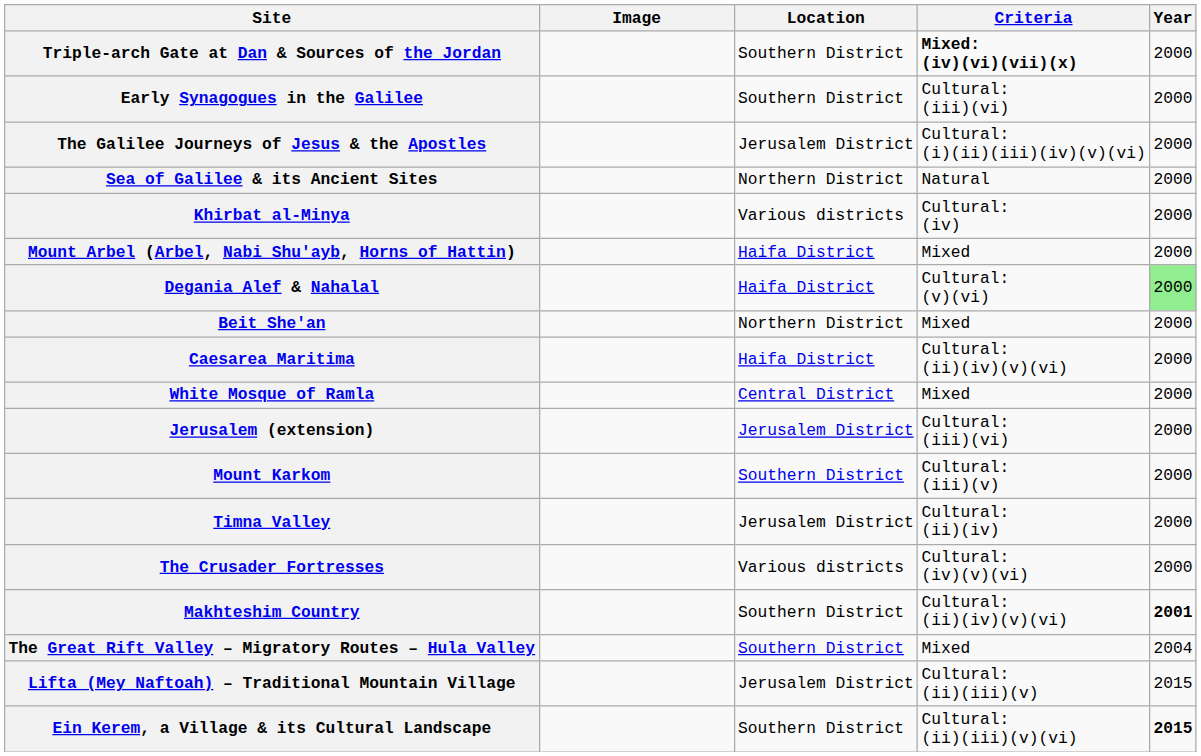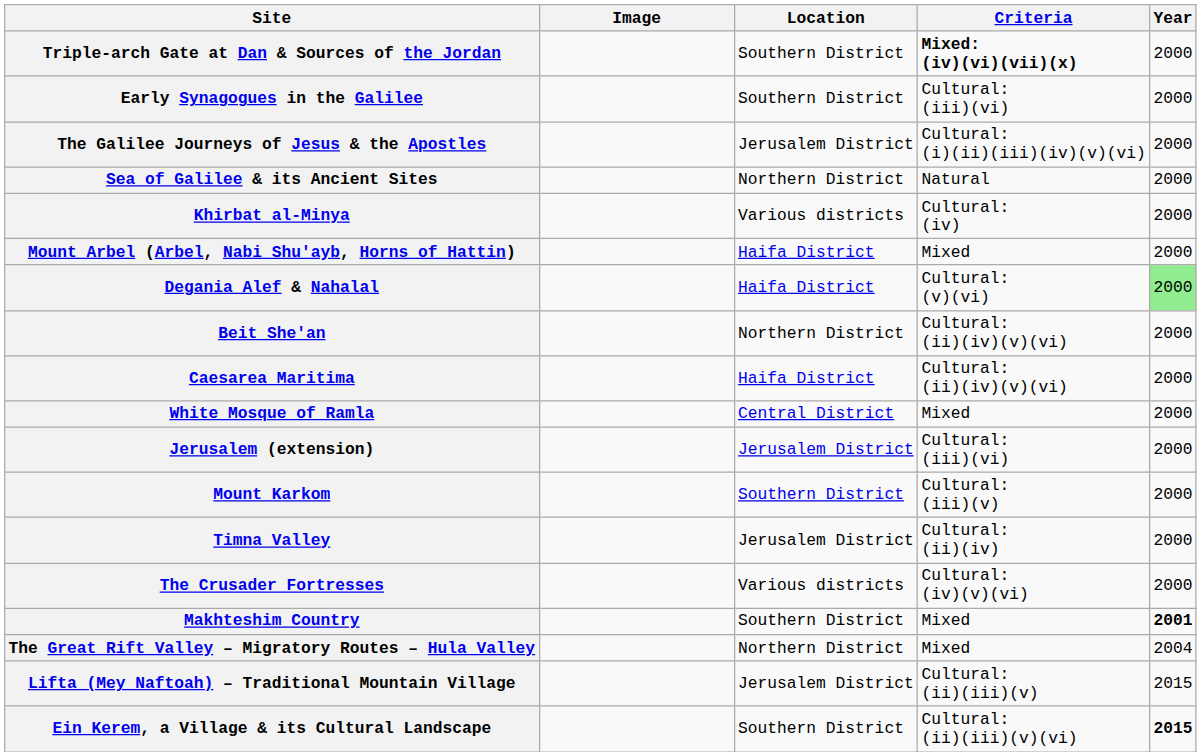(946, 323) Mixed -> (995, 333) Cultural: (ii)(iv)(v)(vi)
(995, 612) Cultural: (ii)(iv)(v)(vi) -> (946, 621) Mixed
(821, 648) Southern District -> (821, 648) Northern District
